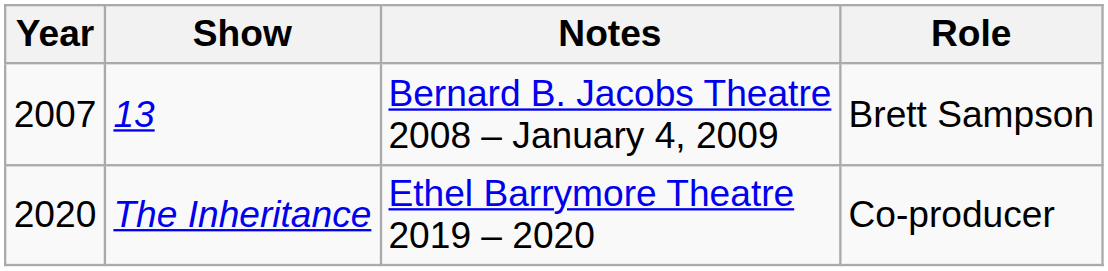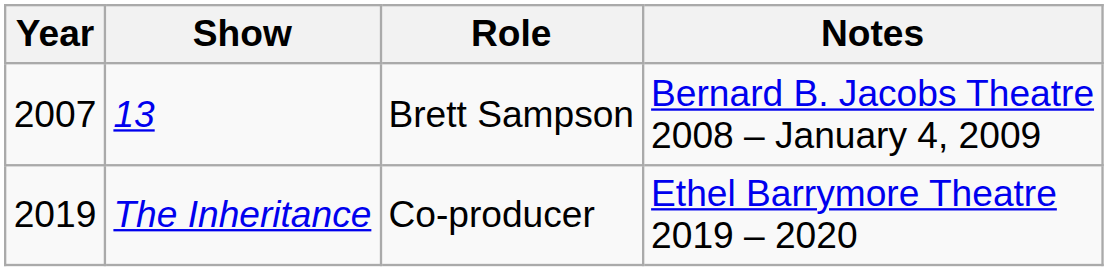columns swapped: (971, 33) <-> (610, 33)
(55, 214) 2020 -> (55, 214) 2019
